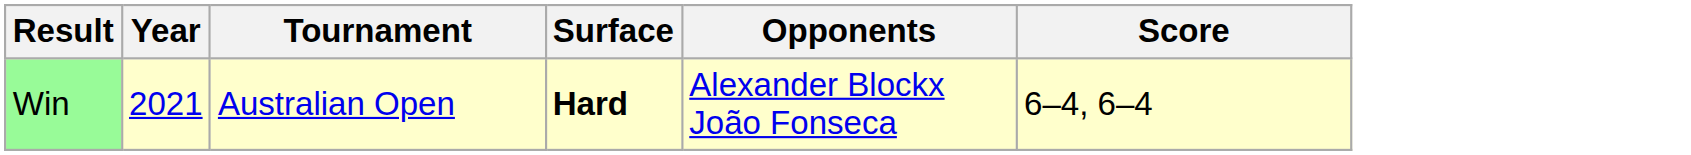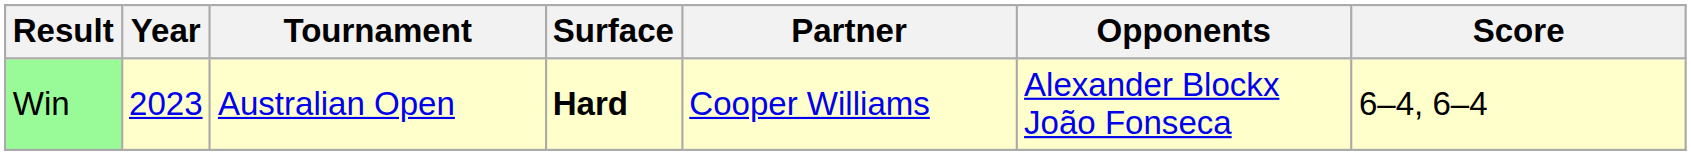+ column: (849, 30)
(166, 103) 2021 -> (166, 103) 2023
